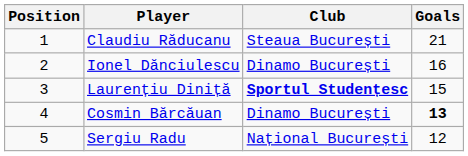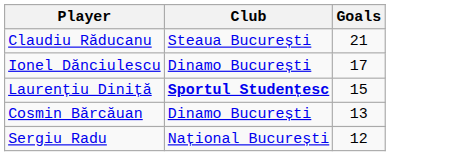- column: (44, 17)
(438, 65) 16 -> (359, 65) 17
(438, 114) bold -> (359, 114) normal
